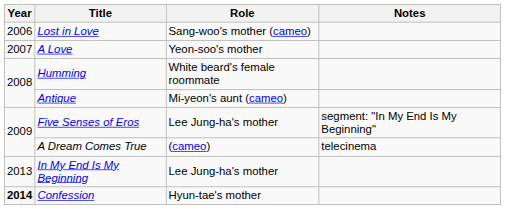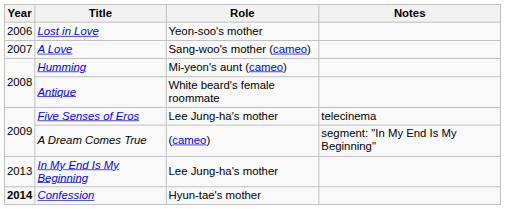(240, 31) Sang-woo's mother (cameo) -> (215, 31) Yeon-soo's mother
(215, 49) Yeon-soo's mother -> (240, 49) Sang-woo's mother (cameo)
(222, 73) White beard's female roommate -> (228, 67) Mi-yeon's aunt (cameo)
(228, 98) Mi-yeon's aunt (cameo) -> (222, 91) White beard's female roommate
(389, 122) segment: "In My End Is My Beginning" -> (349, 116) telecinema
(349, 147) telecinema -> (389, 140) segment: "In My End Is My Beginning"
